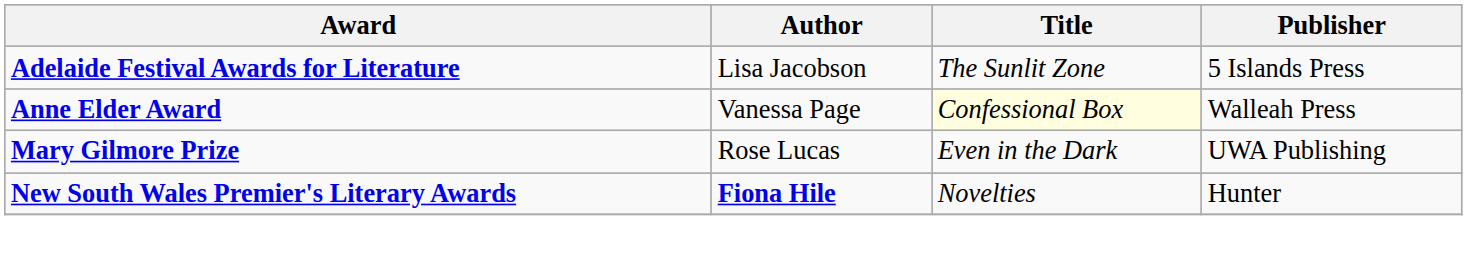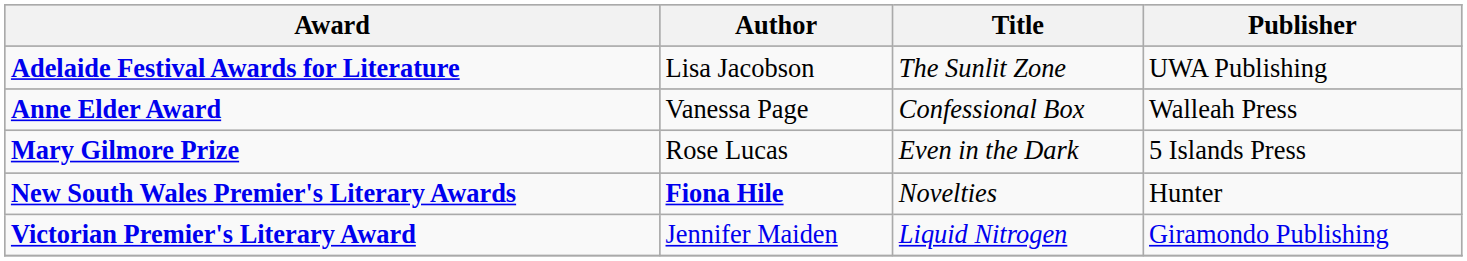(1286, 67) 5 Islands Press -> (1238, 67) UWA Publishing
(1030, 109) lightyellow background -> (992, 109) no background
(1297, 151) UWA Publishing -> (1227, 151) 5 Islands Press
+ row: (213, 234)
